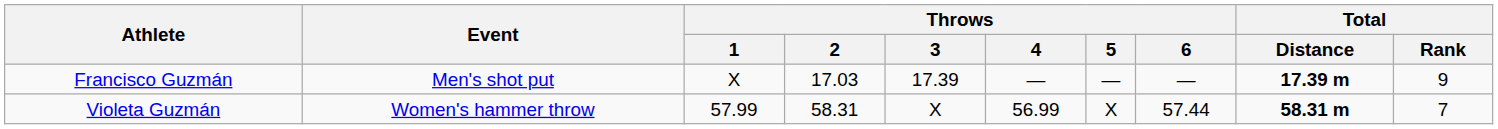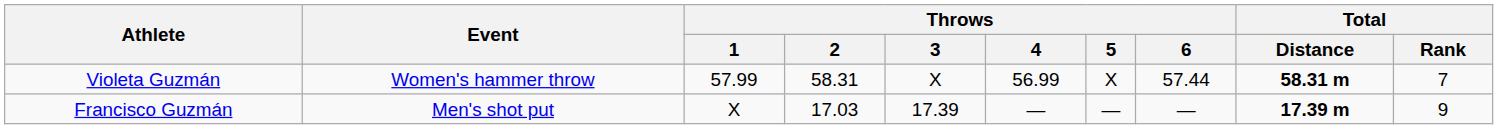rows swapped: (153, 109) <-> (153, 79)
